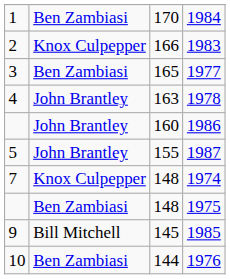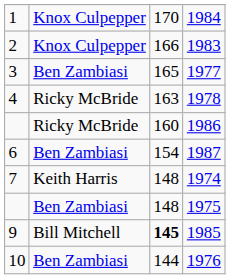(81, 17) Ben Zambiasi -> (90, 17) Knox Culpepper
(81, 98) John Brantley -> (86, 98) Ricky McBride
(81, 125) John Brantley -> (86, 125) Ricky McBride
(13, 152) 5 -> (13, 152) 6
(81, 152) John Brantley -> (81, 152) Ben Zambiasi
(166, 152) 155 -> (166, 152) 154
(90, 179) Knox Culpepper -> (75, 179) Keith Harris
(166, 233) normal -> (166, 233) bold
